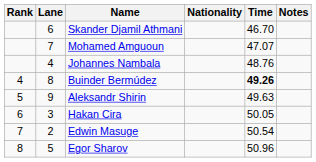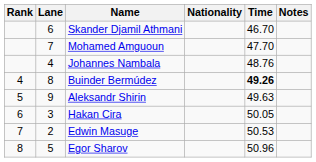(260, 47) 47.07 -> (260, 47) 47.70
(260, 132) 50.54 -> (260, 132) 50.53
